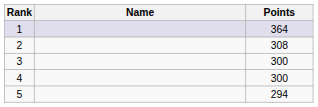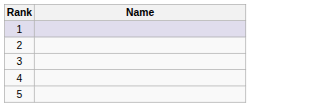- column: (279, 13)
